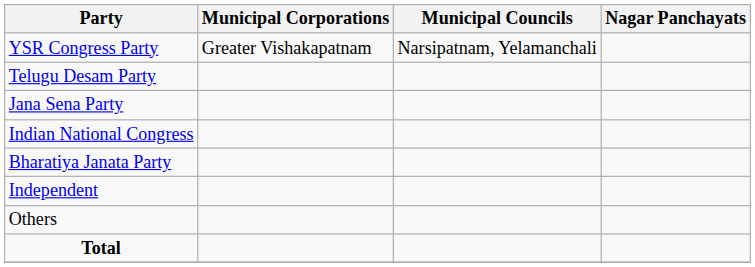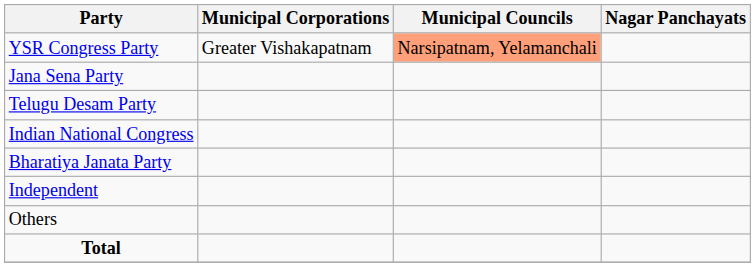(497, 47) no background -> (497, 47) lightsalmon background
rows swapped: (82, 76) <-> (66, 104)
